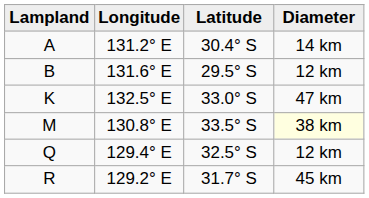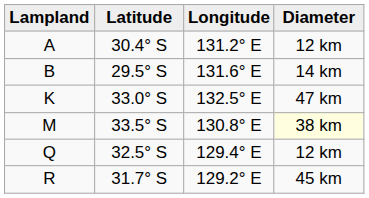columns swapped: (229, 17) <-> (139, 17)
(319, 44) 14 km -> (319, 44) 12 km
(319, 71) 12 km -> (319, 71) 14 km
